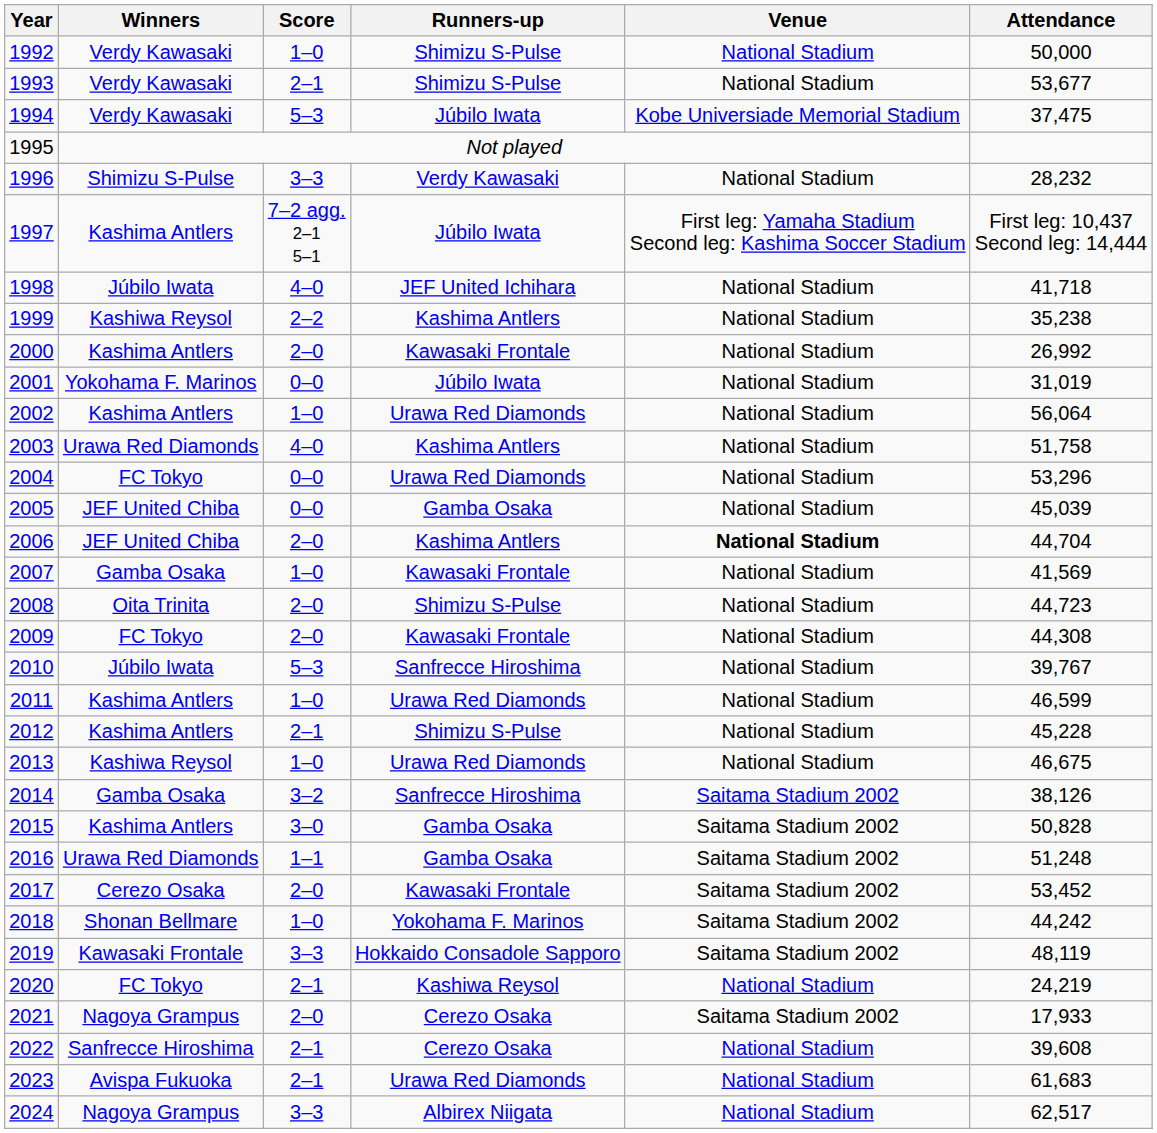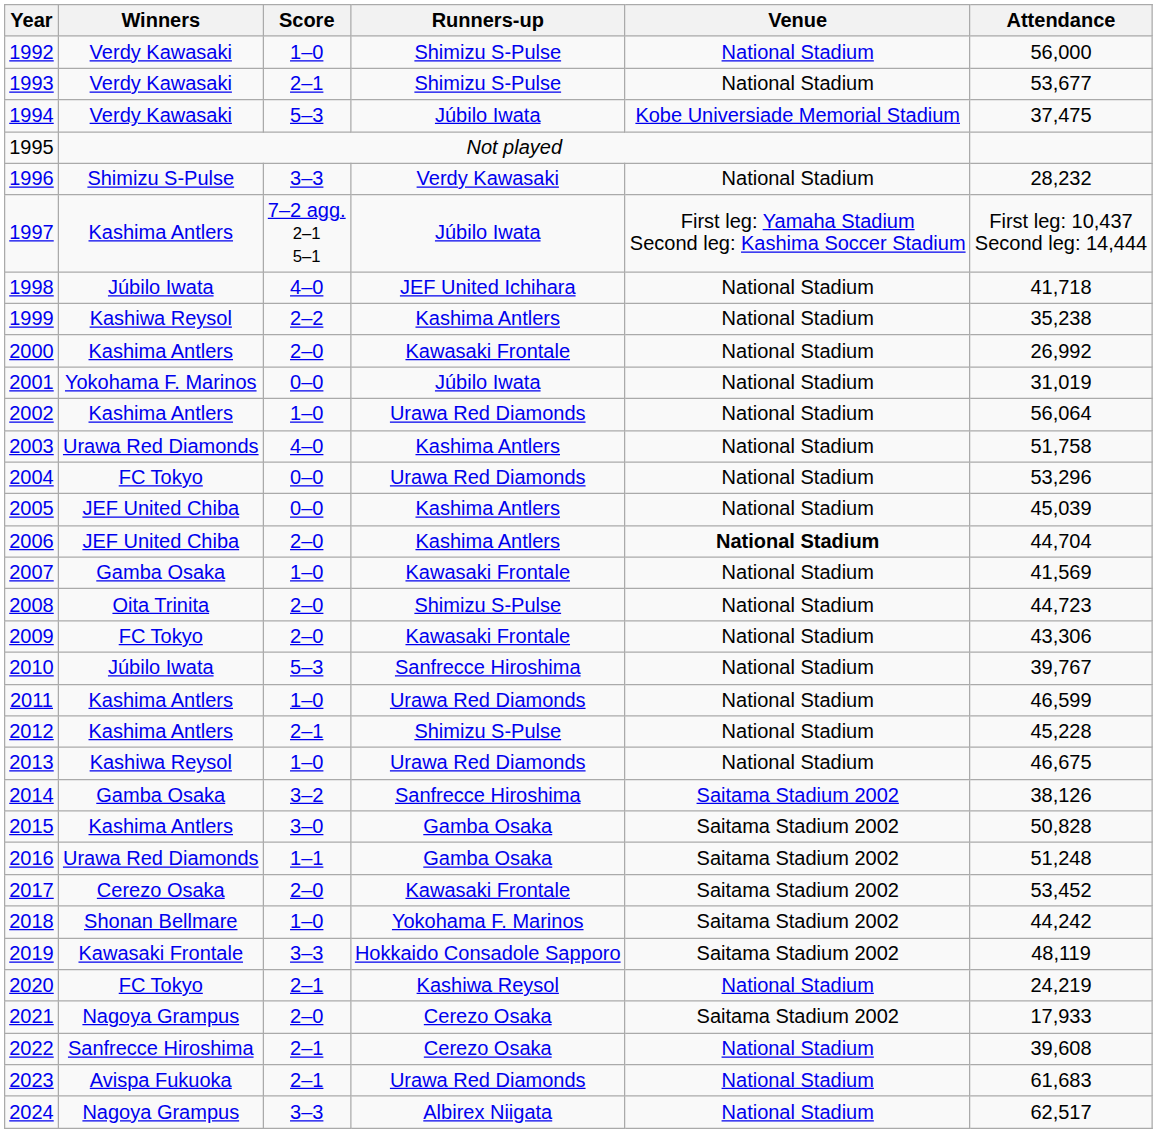(1061, 52) 50,000 -> (1061, 52) 56,000
(488, 509) Gamba Osaka -> (488, 509) Kashima Antlers
(1061, 636) 44,308 -> (1061, 636) 43,306
